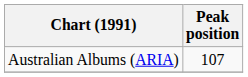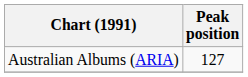(213, 59) 107 -> (213, 59) 127
